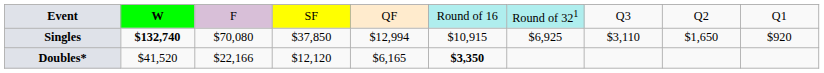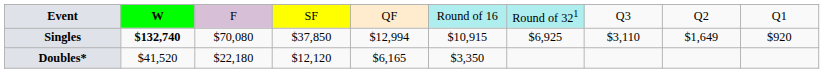(701, 38) $1,650 -> (701, 38) $1,649
(233, 58) $22,166 -> (233, 58) $22,180
(467, 58) bold -> (467, 58) normal
